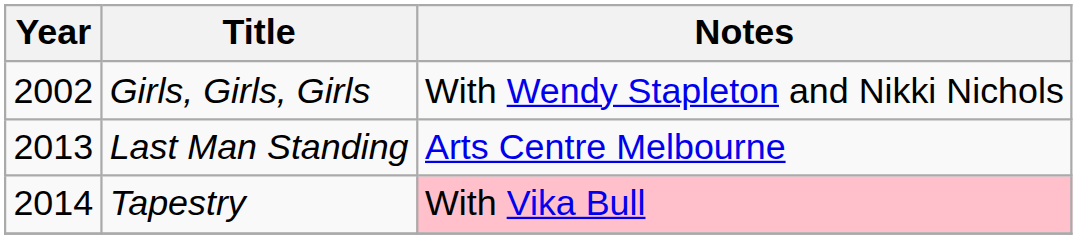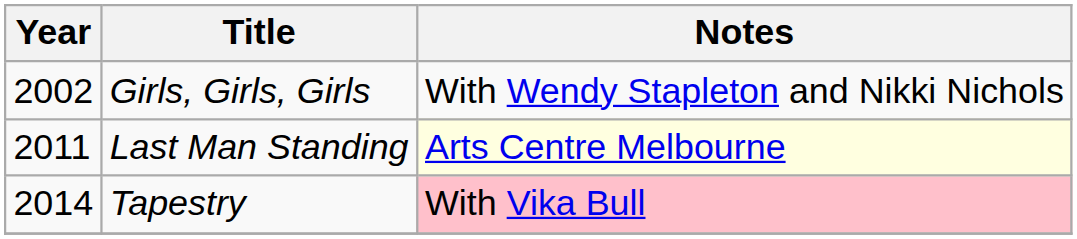(53, 146) 2013 -> (52, 146) 2011
(605, 146) no background -> (605, 146) lightyellow background
